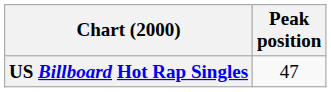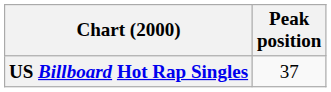(289, 71) 47 -> (289, 71) 37
